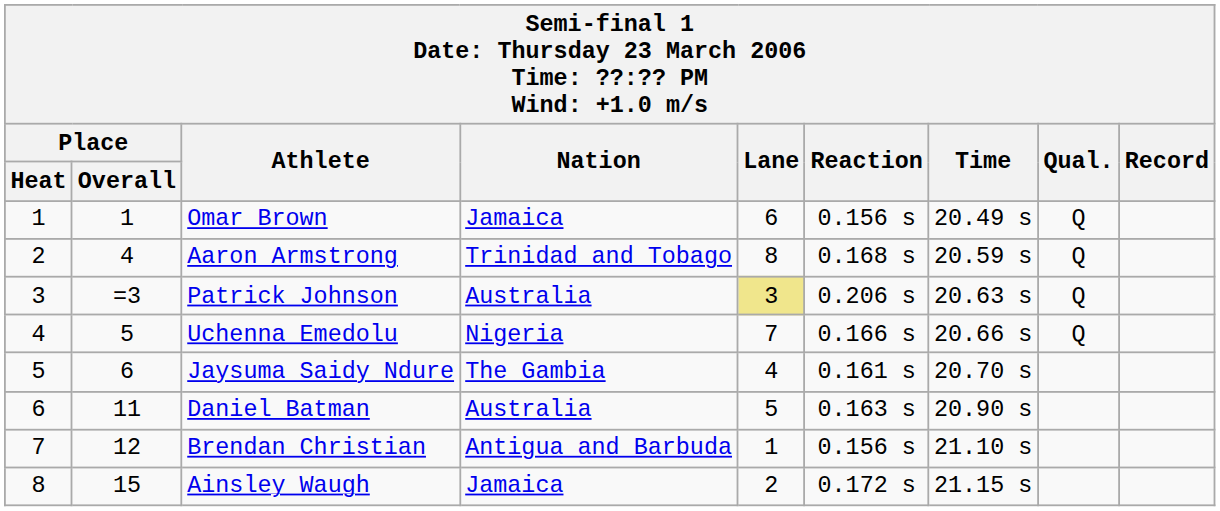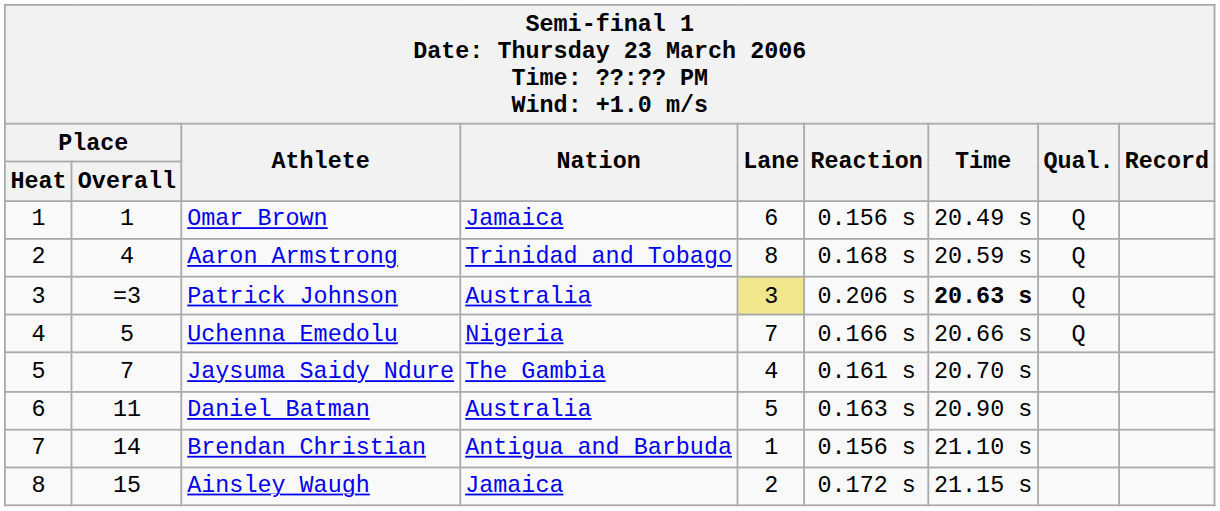(983, 296) normal -> (983, 296) bold
(127, 372) 6 -> (127, 372) 7
(127, 448) 12 -> (127, 448) 14
